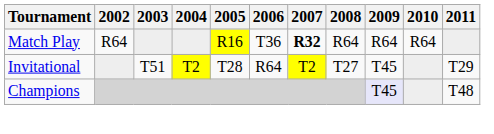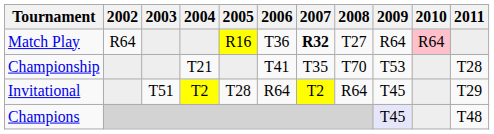(346, 41) R64 -> (354, 41) T27
(423, 41) no background -> (431, 41) pink background
+ row: (54, 66)
(346, 66) T27 -> (354, 91) R64
